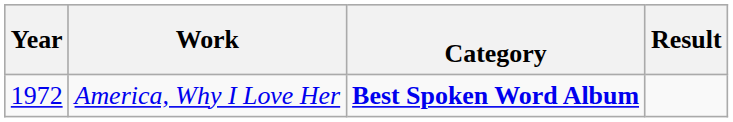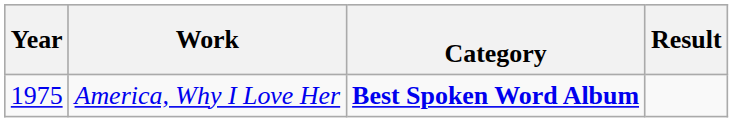(37, 95) 1972 -> (37, 95) 1975
